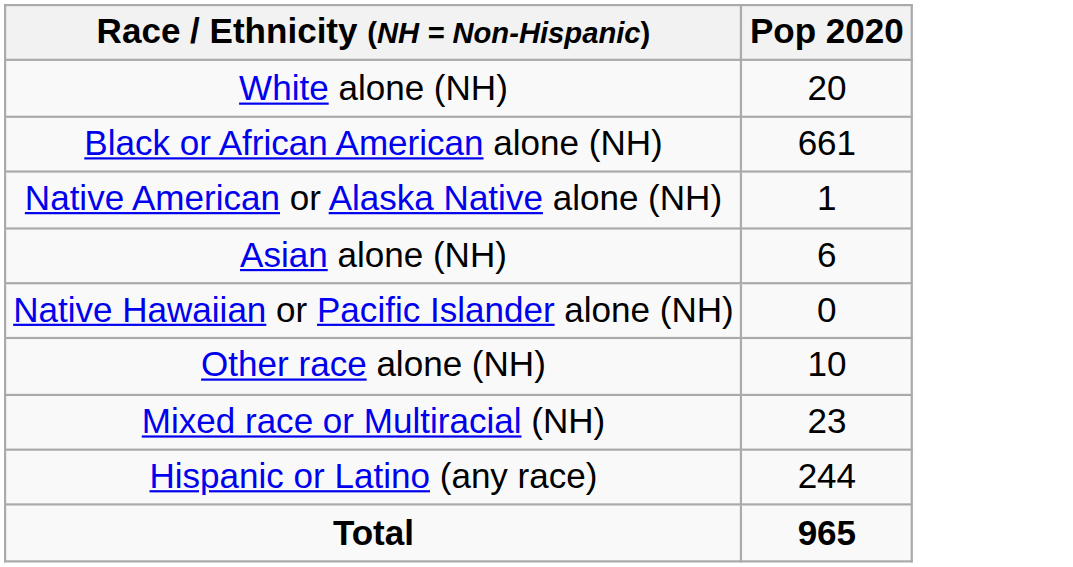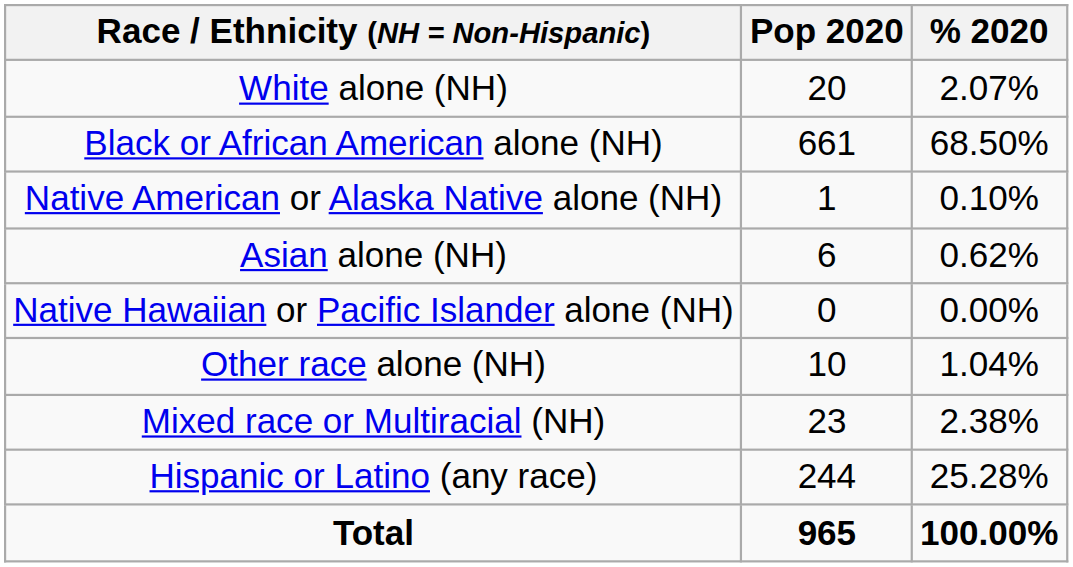+ column: (989, 32)
